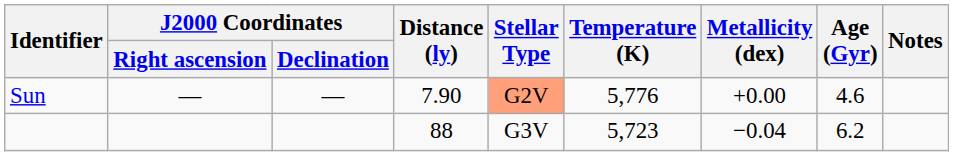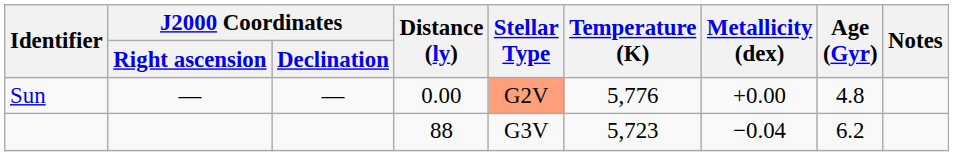(441, 95) 7.90 -> (441, 95) 0.00
(850, 95) 4.6 -> (850, 95) 4.8
